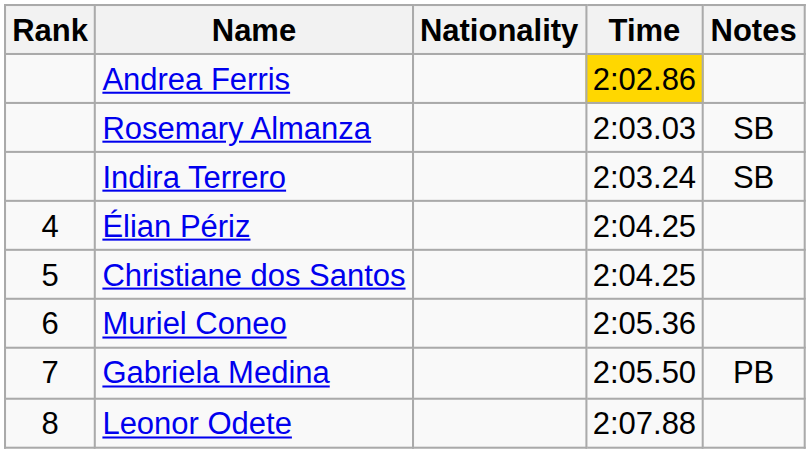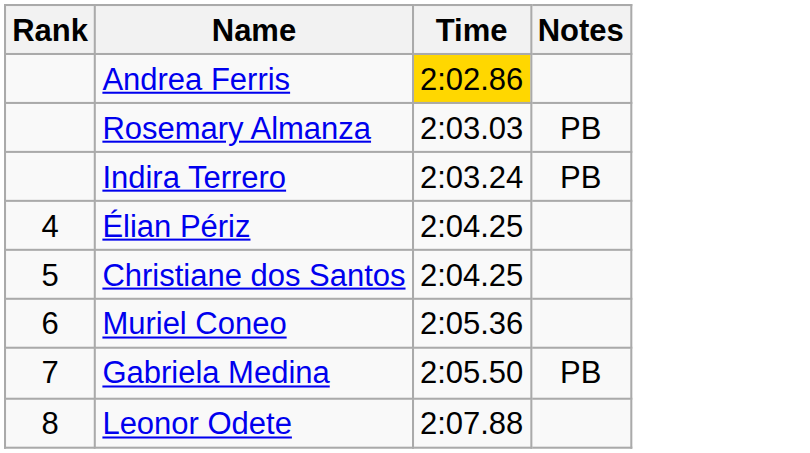- column: (499, 30)
(754, 128) SB -> (581, 128) PB
(754, 177) SB -> (581, 177) PB
